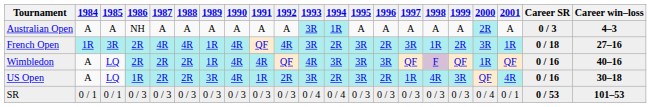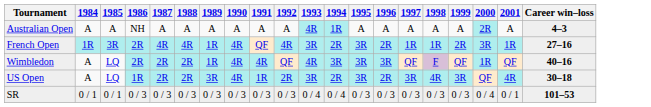- column: (548, 12)
(311, 28) 3R -> (311, 28) 4R
(411, 44) 3R -> (411, 44) 1R
(411, 77) 1R -> (411, 77) 3R
